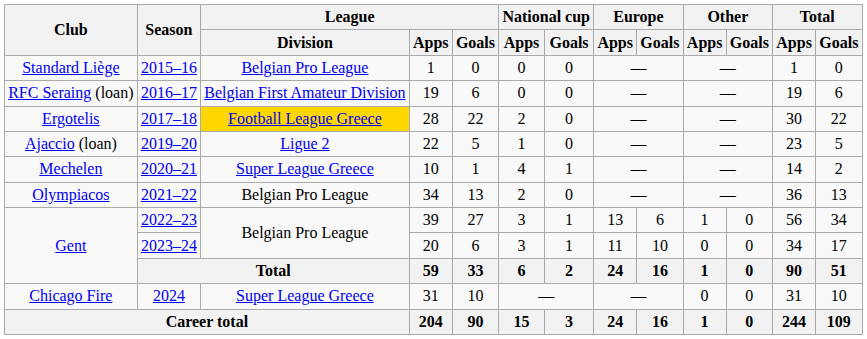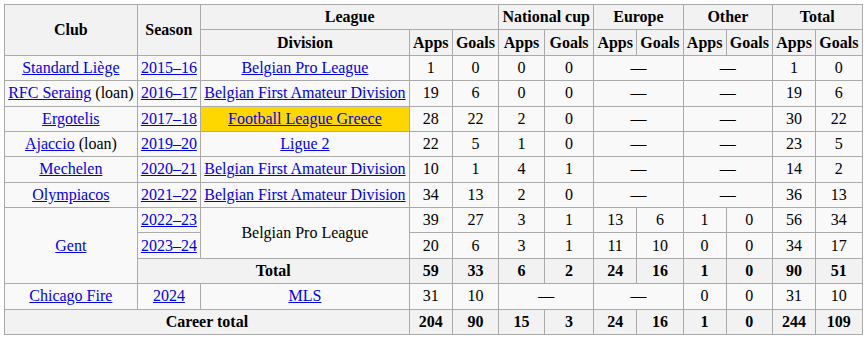(305, 169) Super League Greece -> (305, 169) Belgian First Amateur Division
(305, 194) Belgian Pro League -> (305, 194) Belgian First Amateur Division
(305, 296) Super League Greece -> (305, 296) MLS
